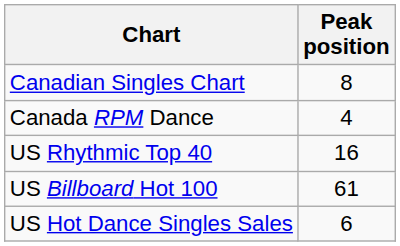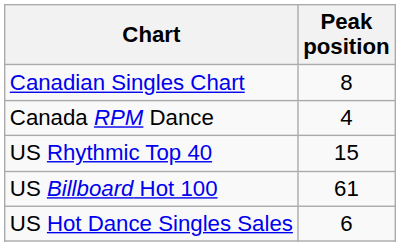(346, 152) 16 -> (346, 152) 15
